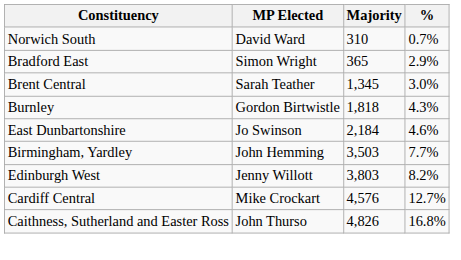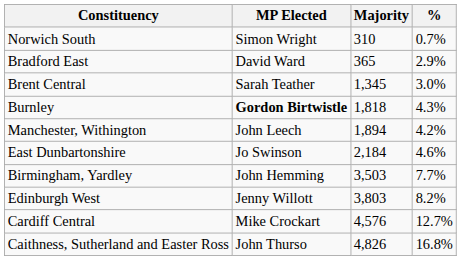(270, 38) David Ward -> (276, 38) Simon Wright
(276, 61) Simon Wright -> (270, 61) David Ward
(288, 107) normal -> (291, 107) bold
+ row: (77, 130)
